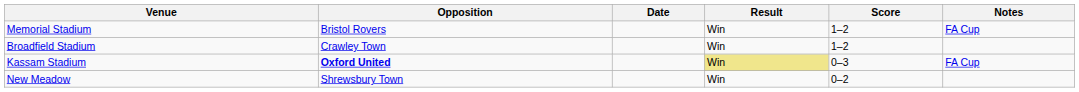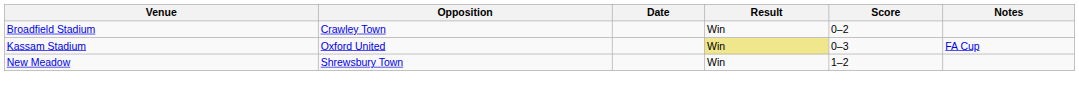- row: (49, 29)
(840, 46) 1–2 -> (840, 29) 0–2
(356, 63) bold -> (353, 46) normal
(840, 79) 0–2 -> (840, 63) 1–2
